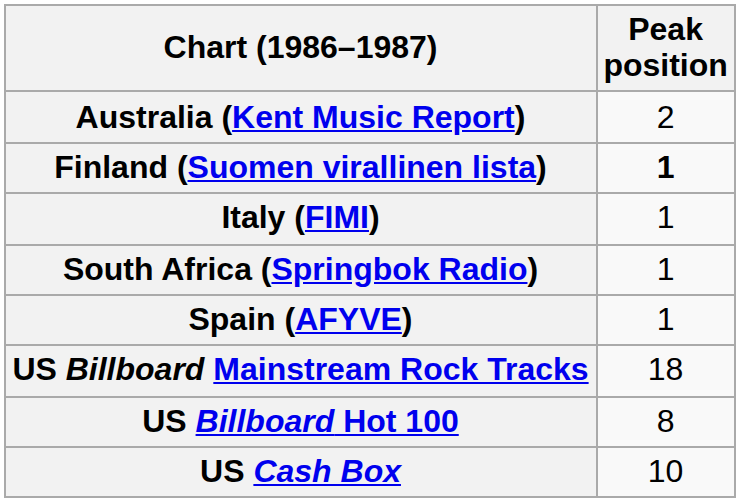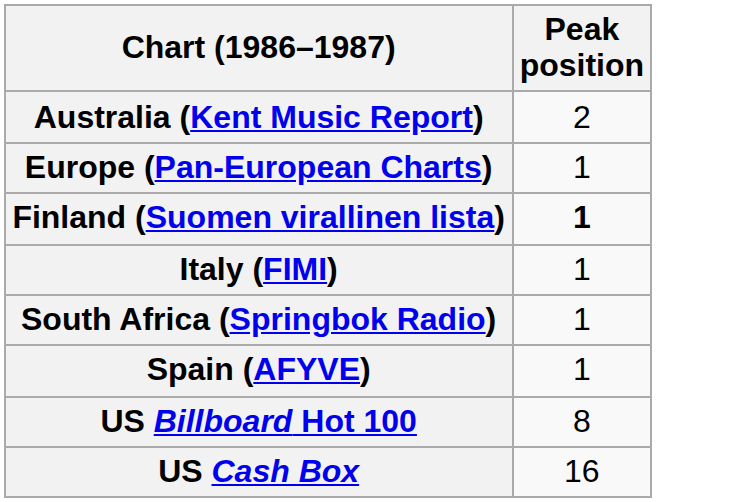+ row: (259, 167)
- row: (300, 370)
(666, 471) 10 -> (582, 471) 16
